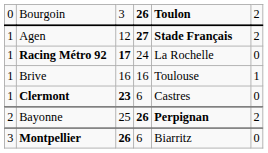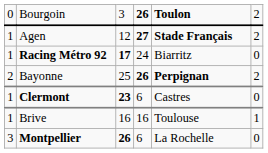(184, 56) La Rochelle -> (173, 56) Biarritz
rows swapped: (33, 76) <-> (41, 117)
(173, 138) Biarritz -> (184, 138) La Rochelle
